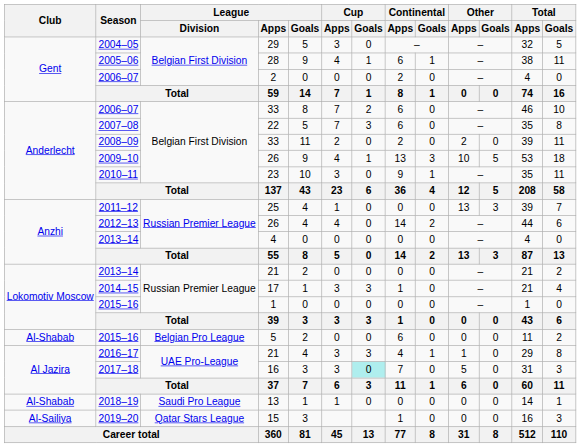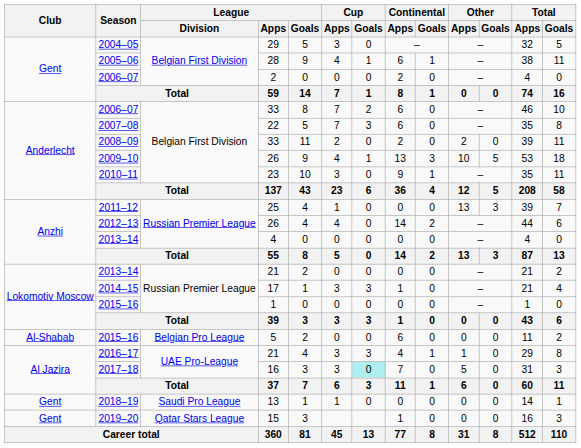(50, 402) Al-Shabab -> (50, 402) Gent
(50, 418) Al-Sailiya -> (50, 418) Gent
